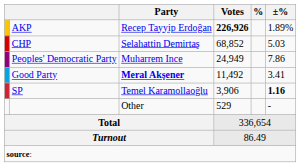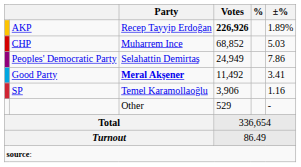(160, 43) Selahattin Demirtaş -> (152, 43) Muharrem Ince
(152, 59) Muharrem Ince -> (160, 59) Selahattin Demirtaş
(276, 91) bold -> (276, 91) normal
